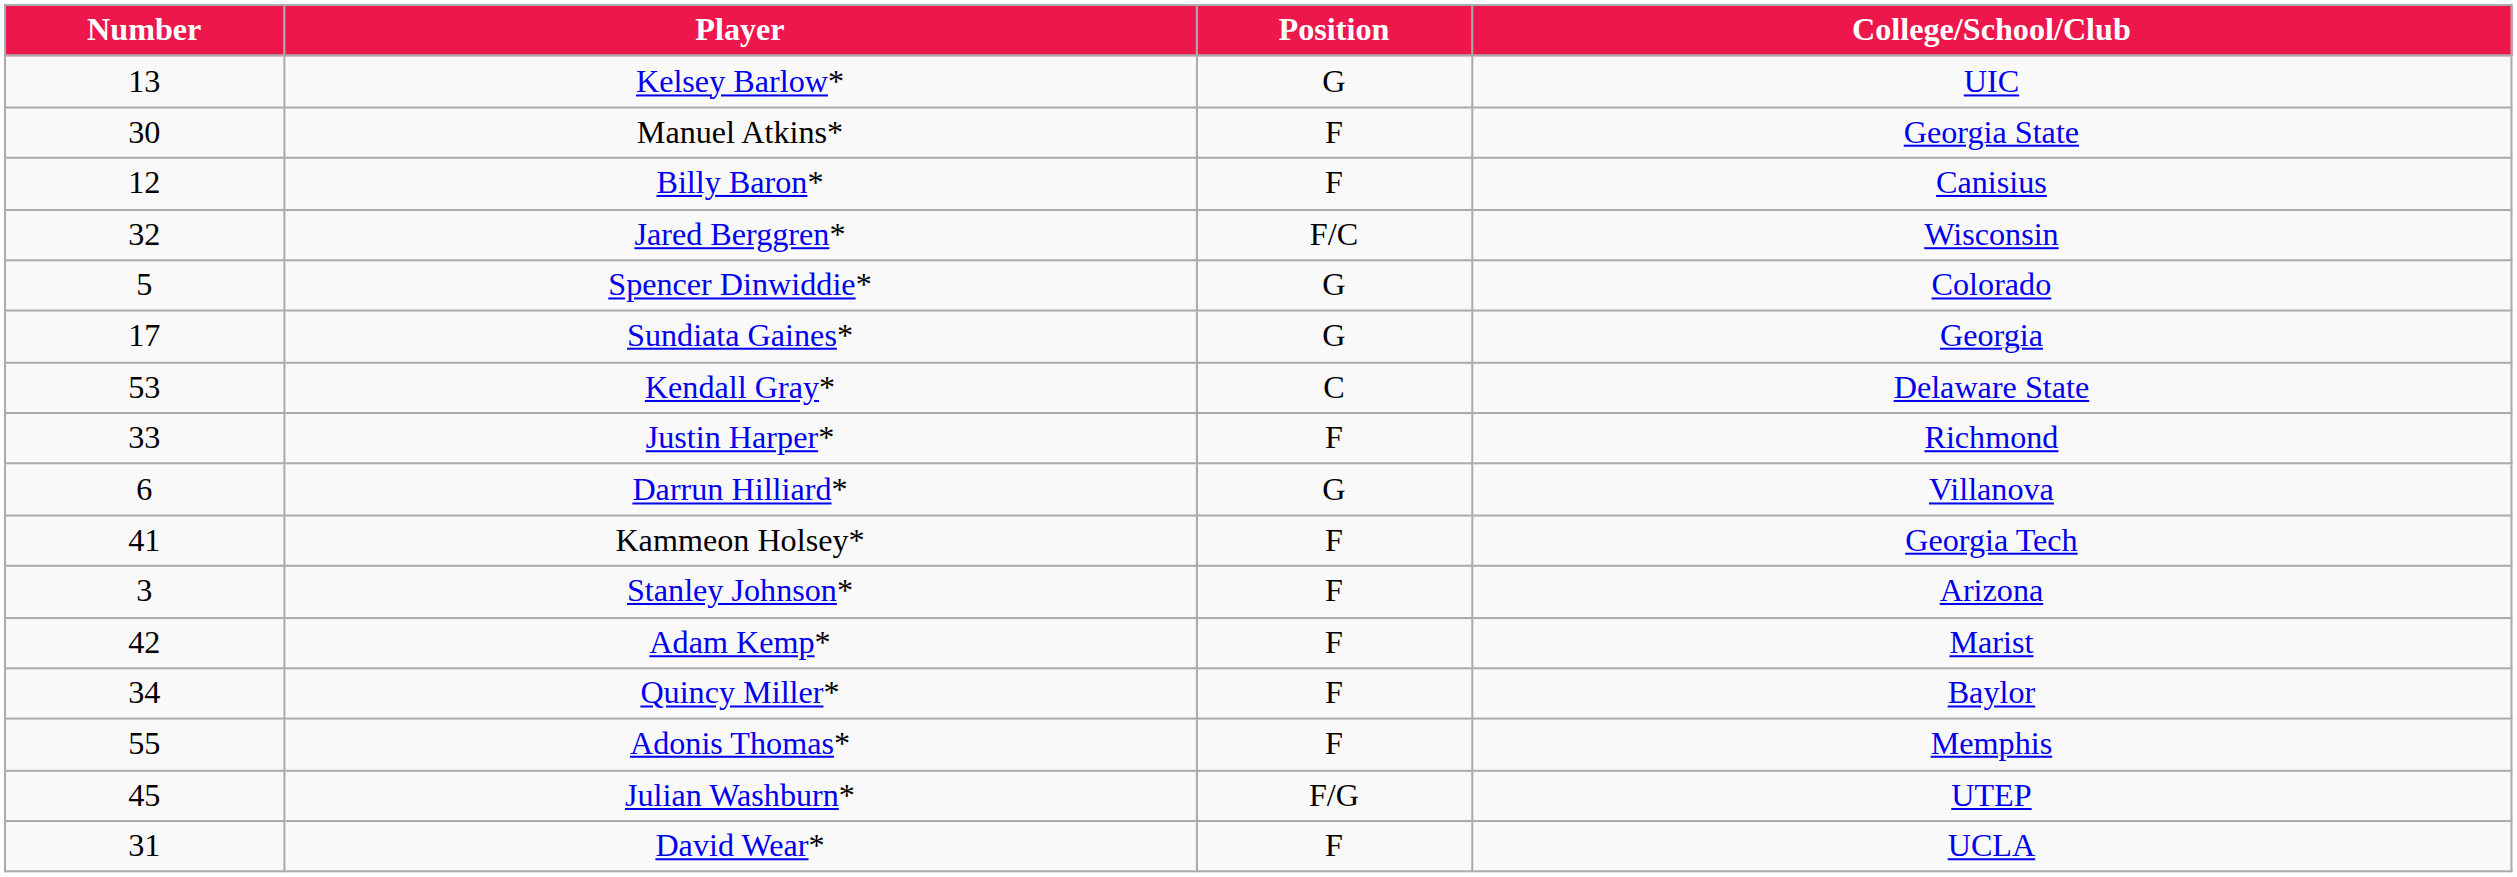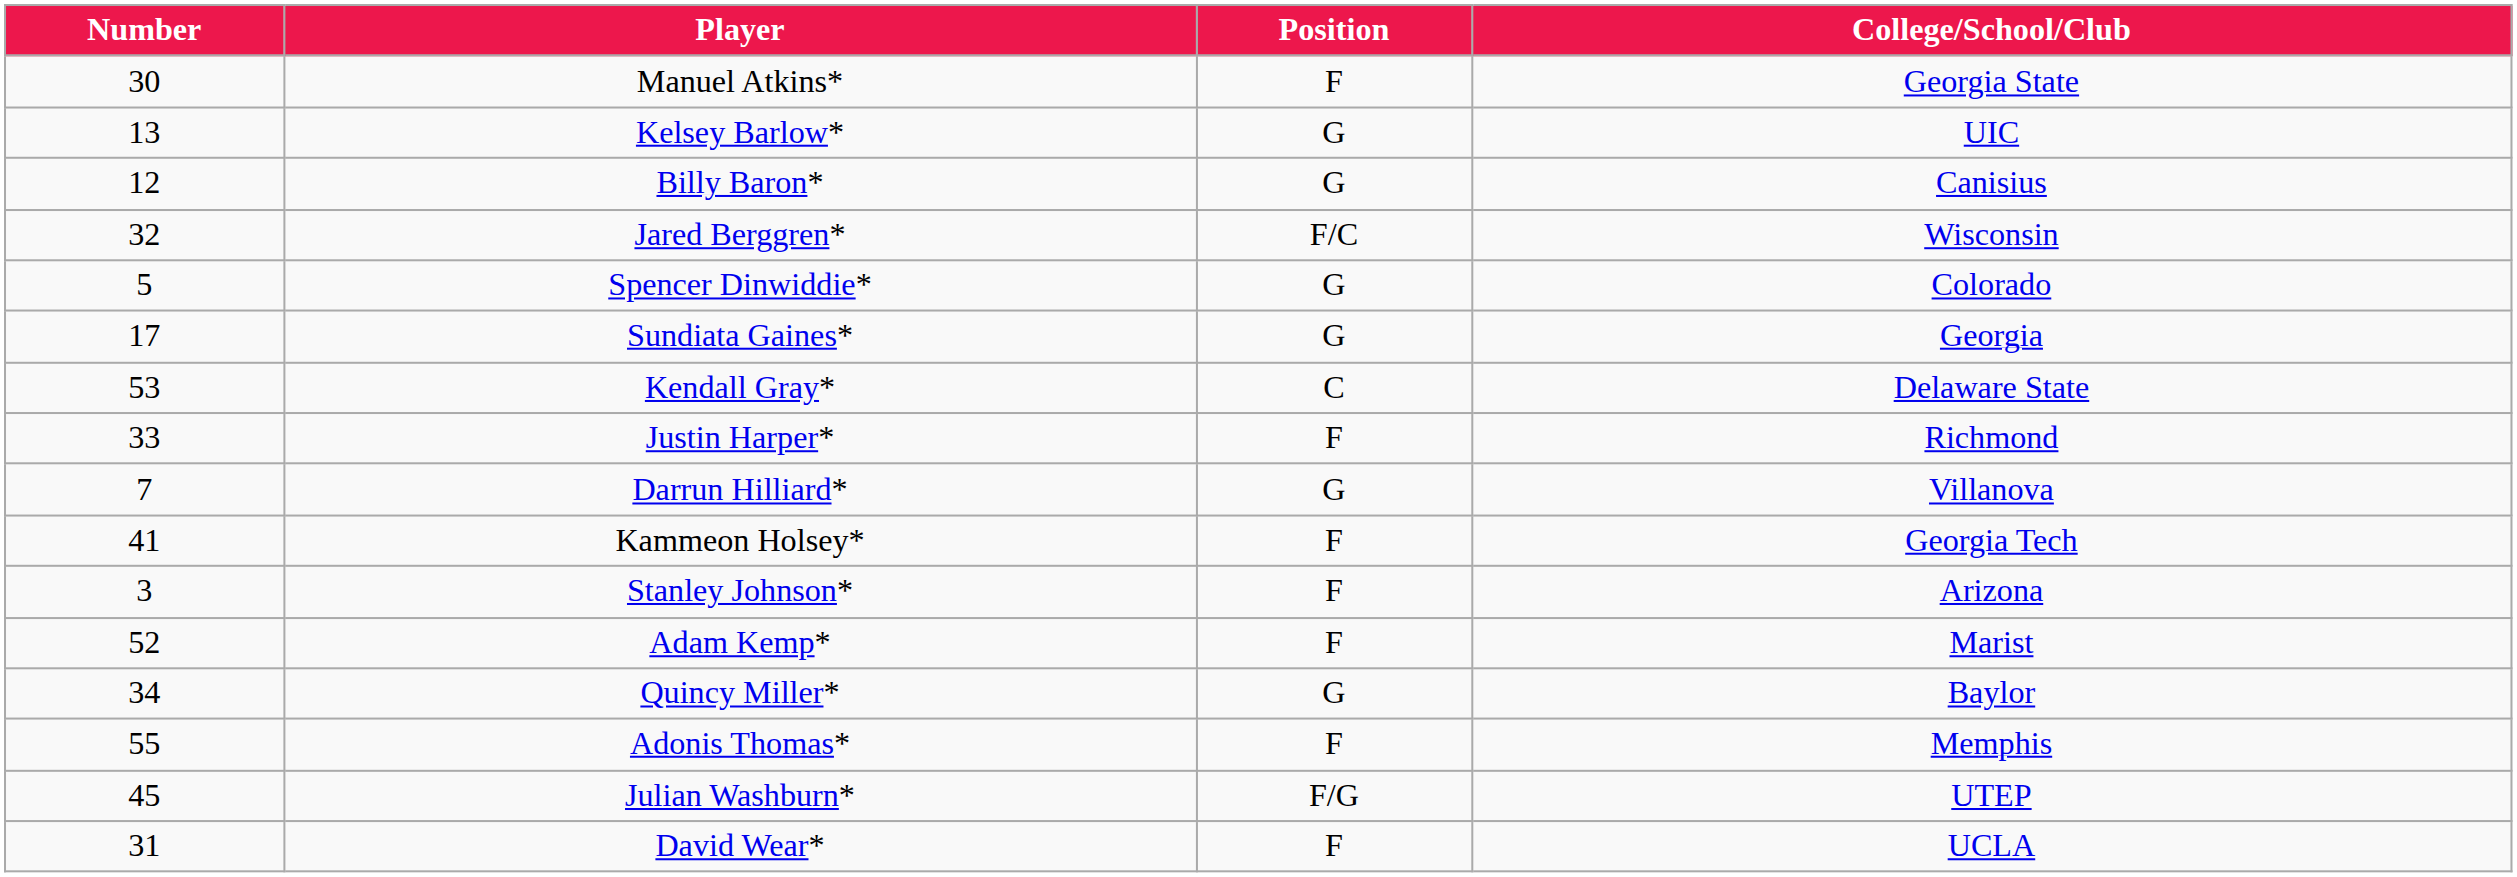rows swapped: (740, 132) <-> (740, 81)
(1334, 183) F -> (1334, 183) G
(144, 489) 6 -> (144, 489) 7
(144, 642) 42 -> (144, 642) 52
(1334, 693) F -> (1334, 693) G
